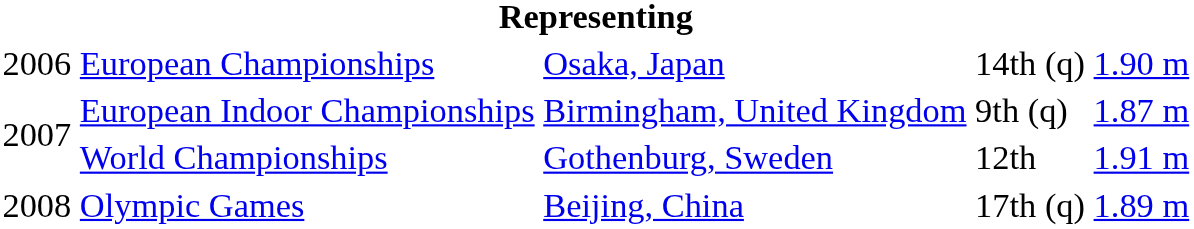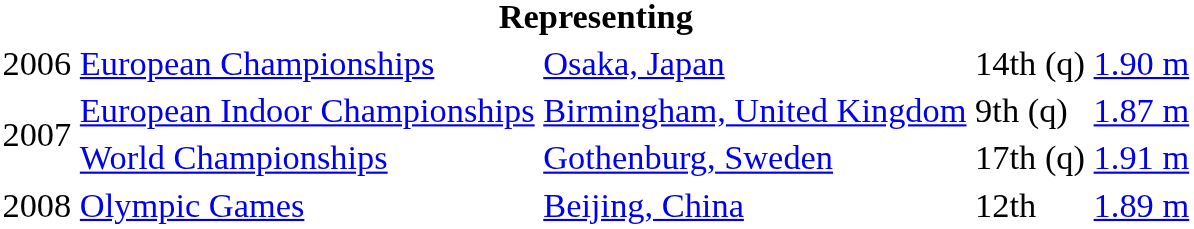(1006, 158) 12th -> (1030, 158) 17th (q)
(1030, 205) 17th (q) -> (1006, 205) 12th
